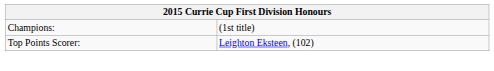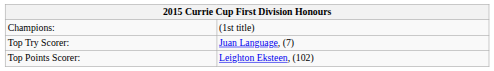+ row: (38, 43)
